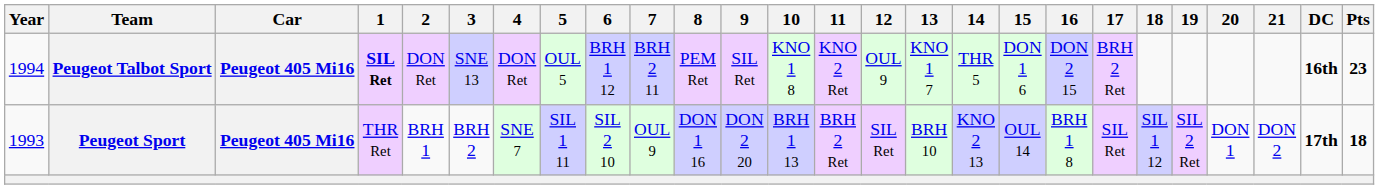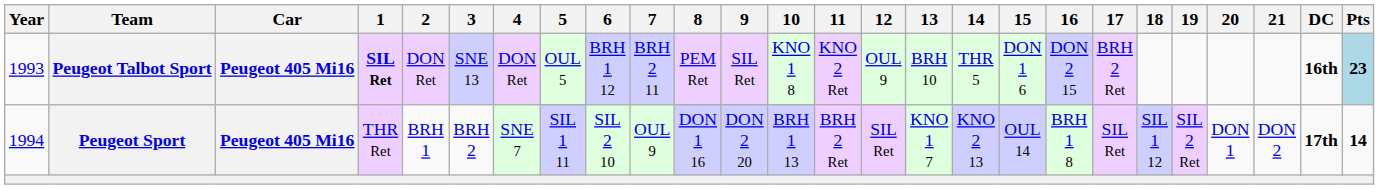(27, 68) 1994 -> (27, 68) 1993
(929, 67) KNO 1 7 -> (929, 67) BRH 10
(1358, 68) no background -> (1358, 68) lightblue background
(27, 139) 1993 -> (27, 139) 1994
(929, 138) BRH 10 -> (929, 138) KNO 1 7
(1358, 139) 18 -> (1358, 139) 14
